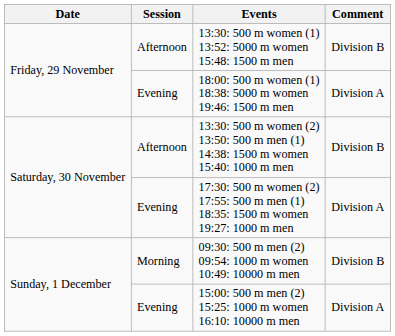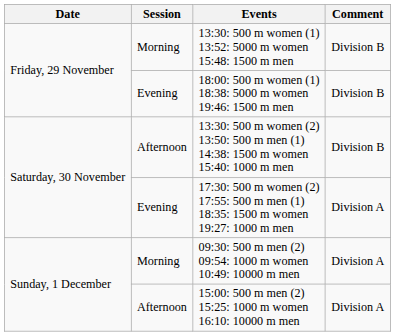(162, 47) Afternoon -> (158, 47) Morning
(358, 93) Division A -> (358, 93) Division B
(358, 261) Division B -> (358, 261) Division A
(157, 307) Evening -> (162, 307) Afternoon
